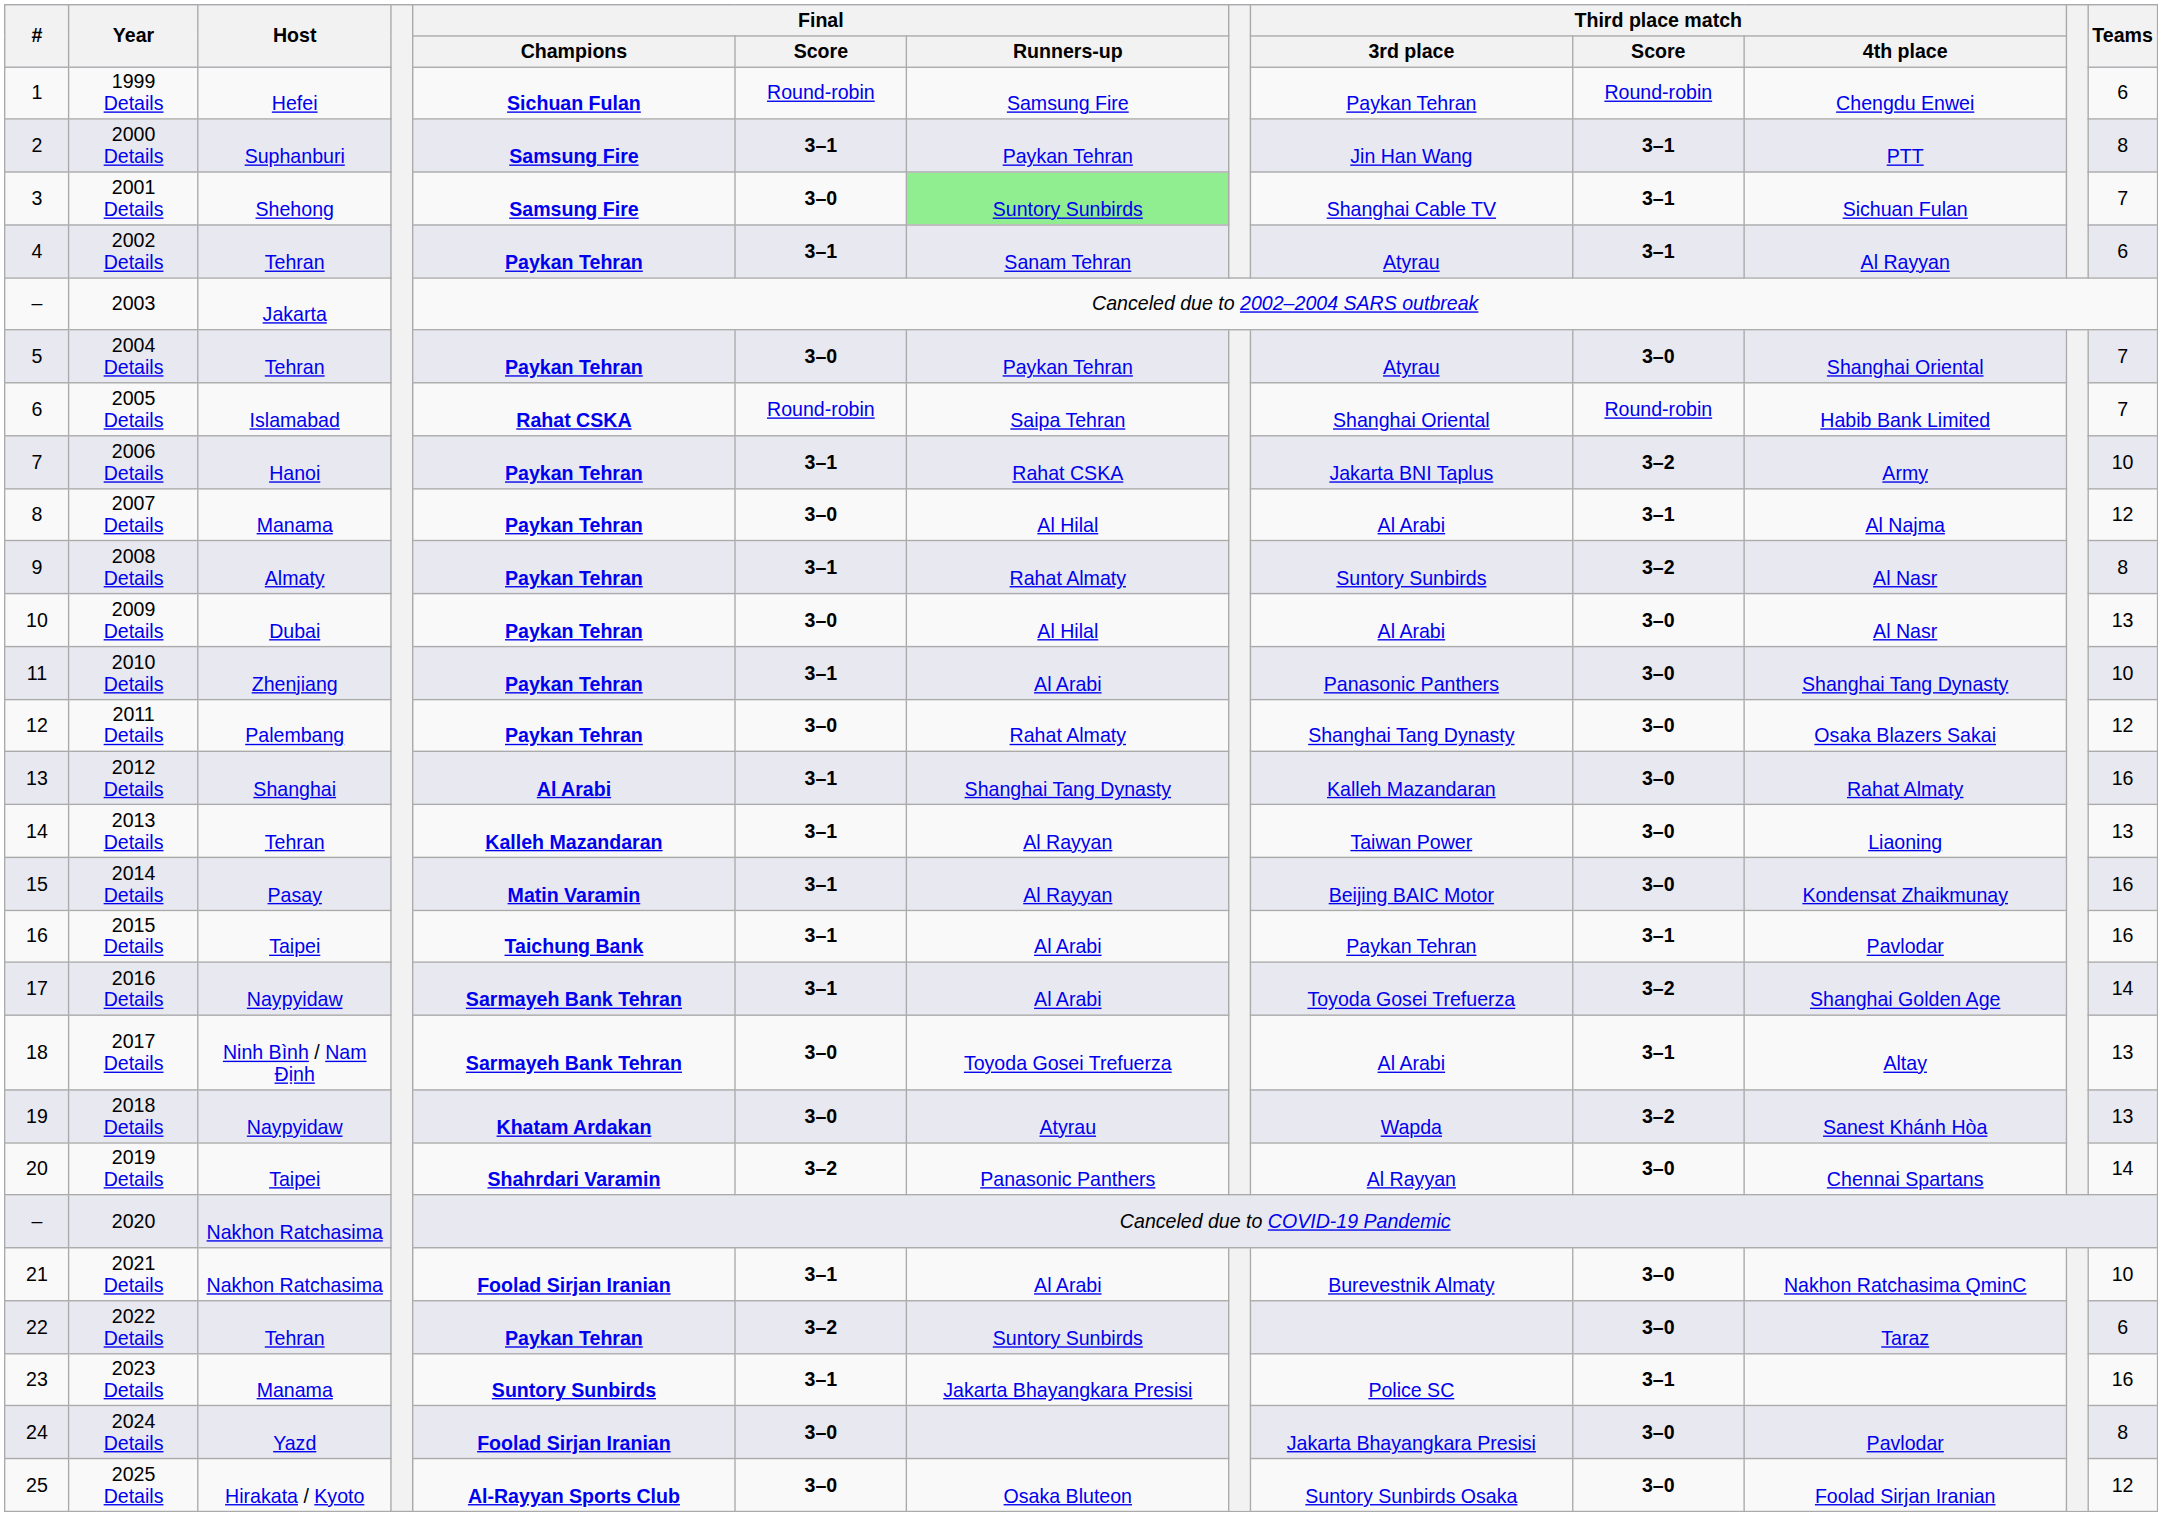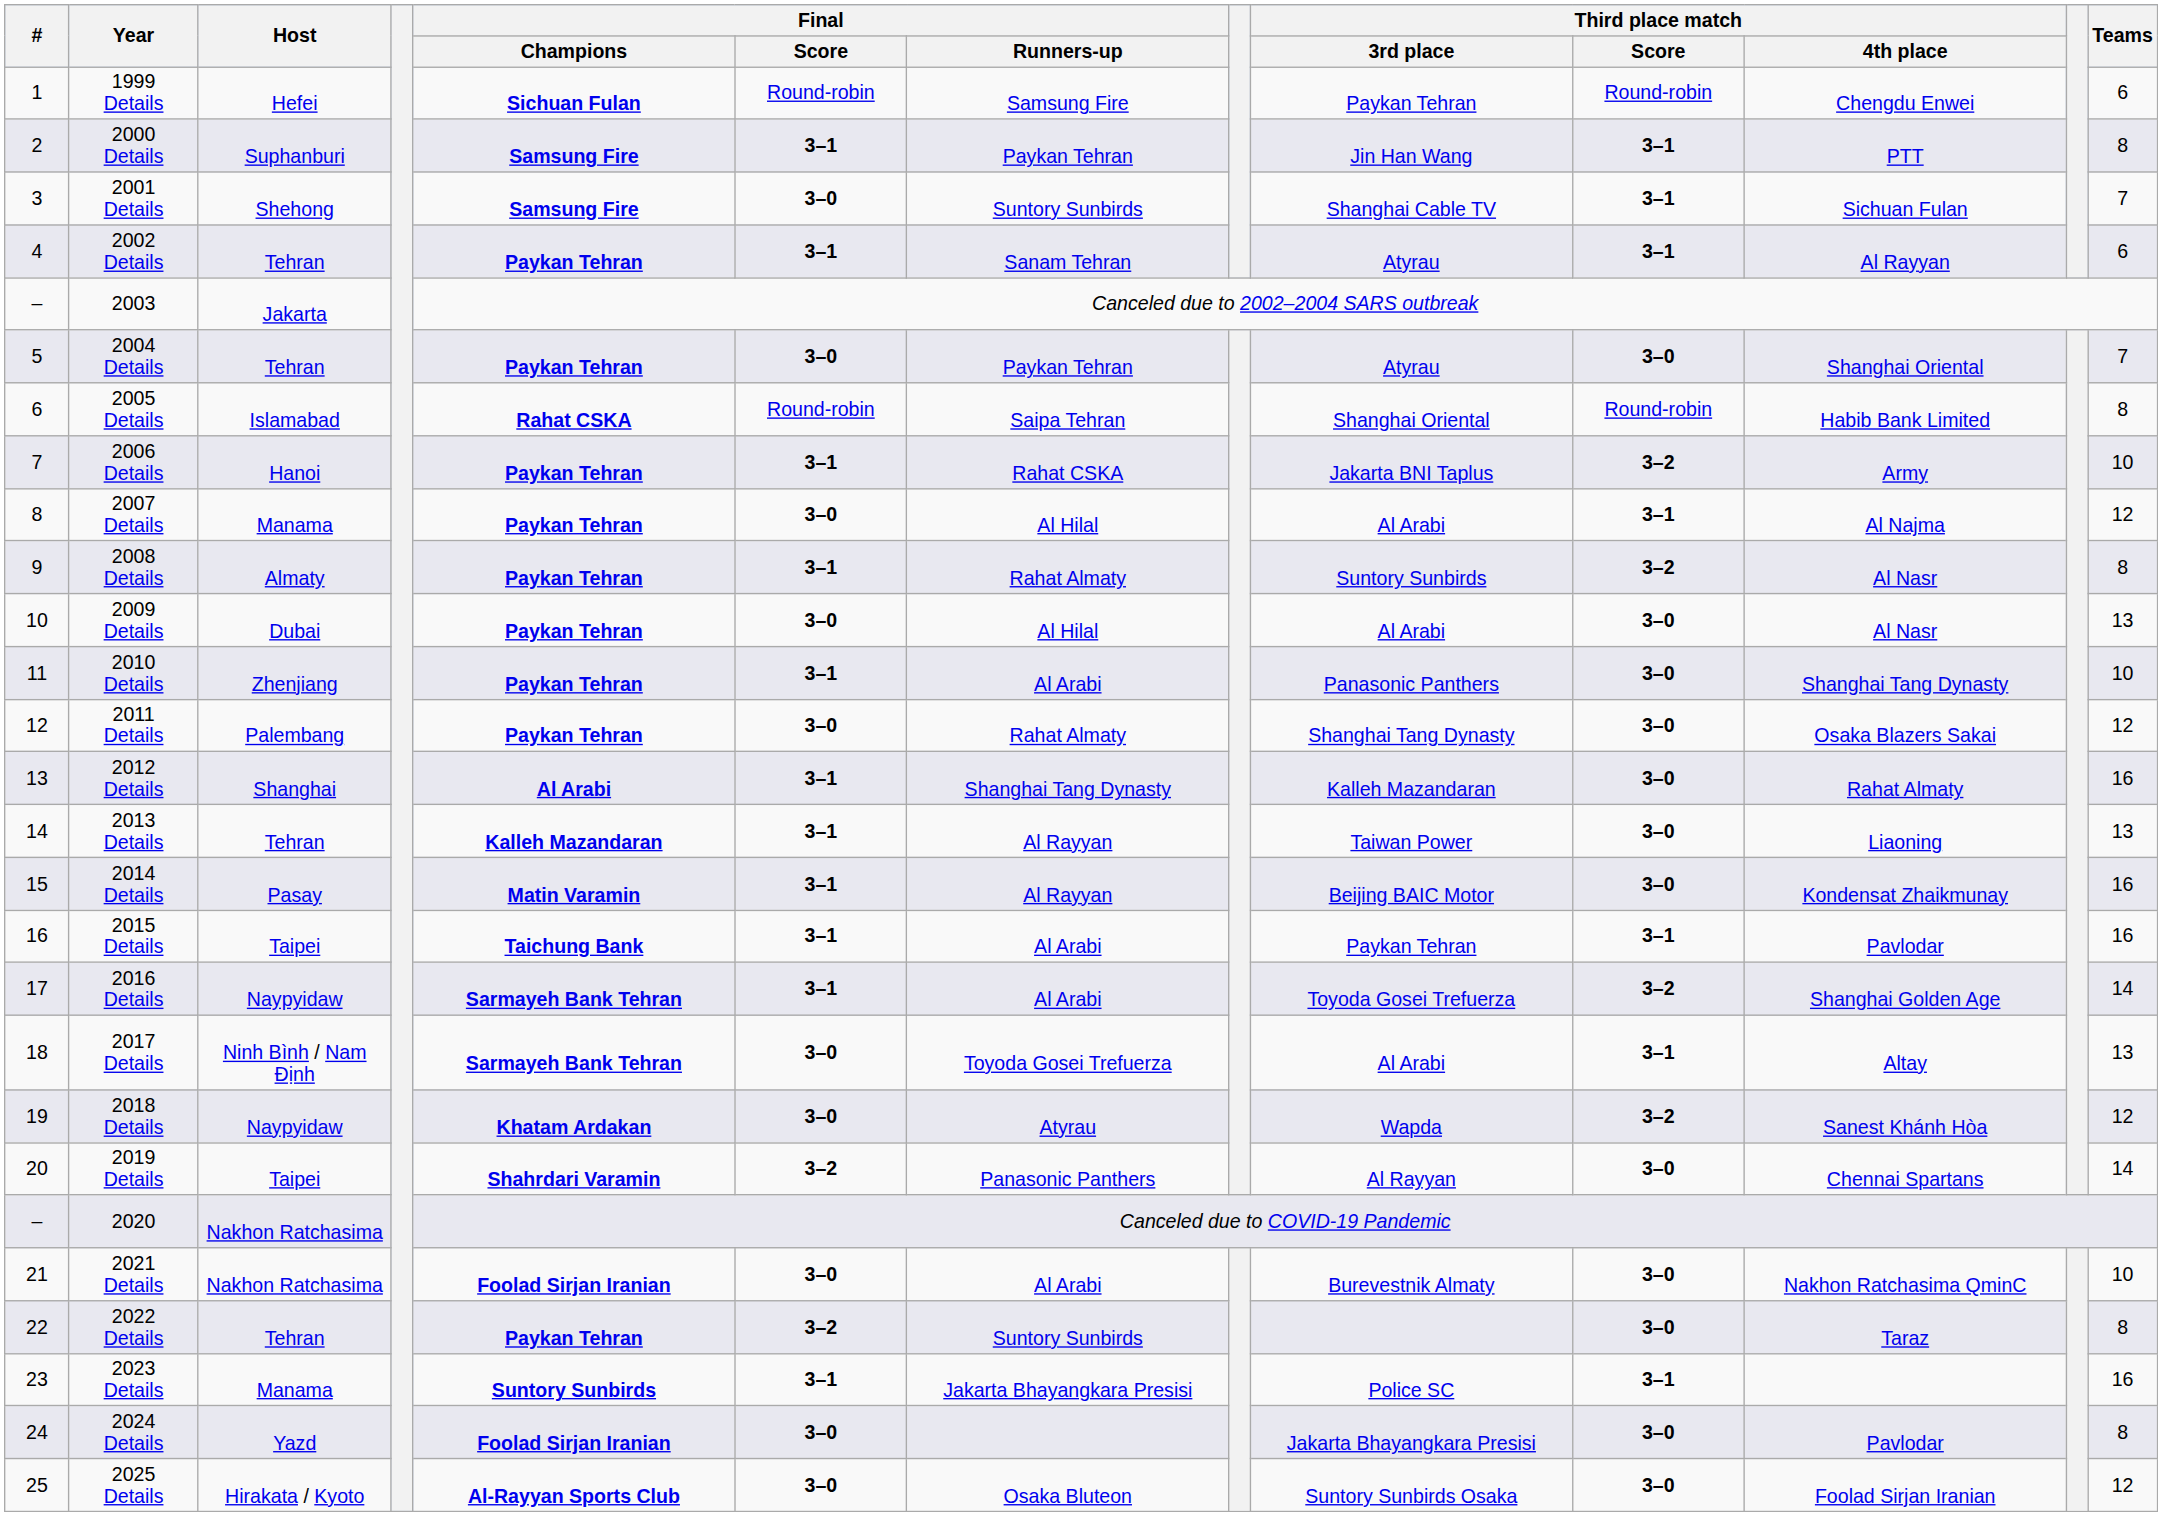(1068, 210) lightgreen background -> (1068, 210) no background
(2123, 410) 7 -> (2123, 410) 8
(2123, 1116) 13 -> (2123, 1116) 12
(821, 1274) 3–1 -> (821, 1274) 3–0
(2123, 1327) 6 -> (2123, 1327) 8
